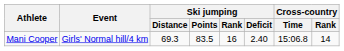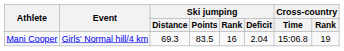(259, 39) 2.40 -> (259, 39) 2.04
(325, 39) 14 -> (325, 39) 19
